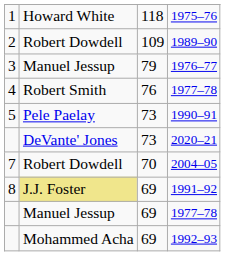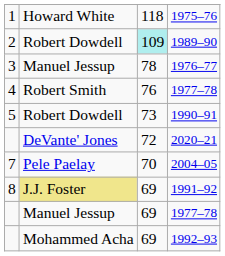(153, 41) no background -> (153, 41) paleturquoise background
(149, 66) 79 -> (149, 66) 78
(59, 115) Pele Paelay -> (73, 115) Robert Dowdell
(149, 139) 73 -> (149, 139) 72
(73, 164) Robert Dowdell -> (59, 164) Pele Paelay
